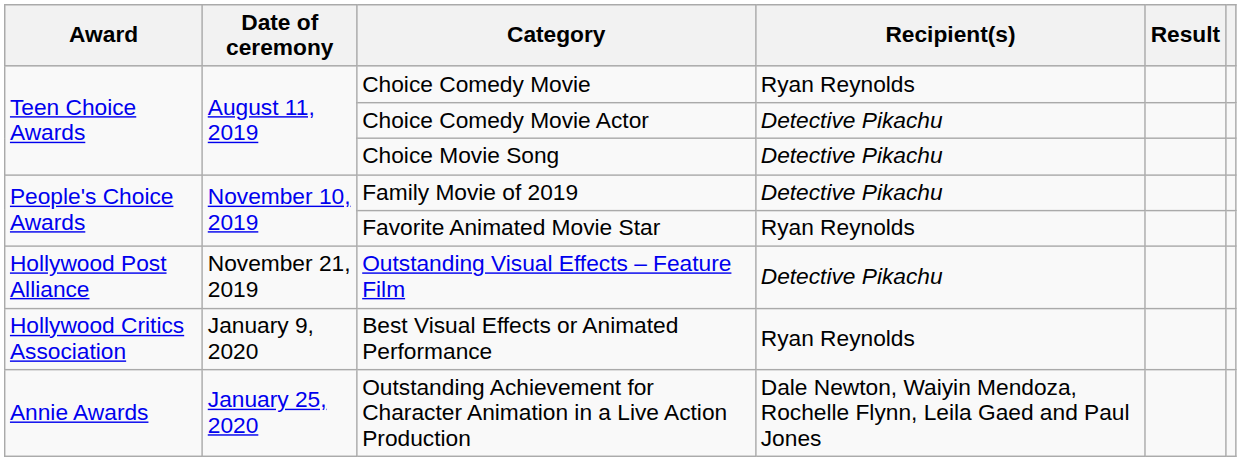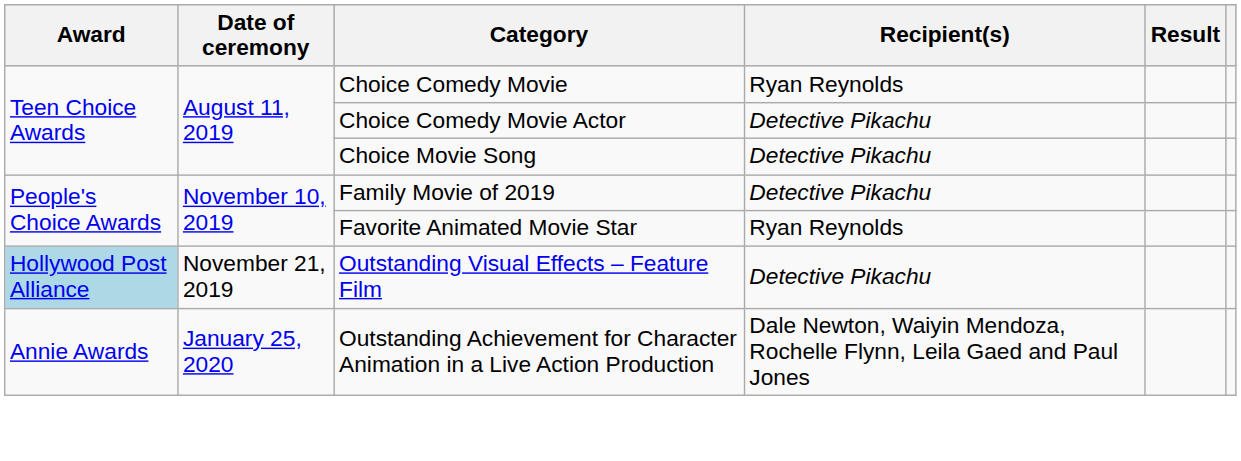(88, 277) no background -> (88, 277) lightblue background
- row: (520, 338)
